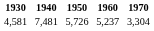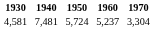(74, 21) 5,726 -> (74, 21) 5,724
